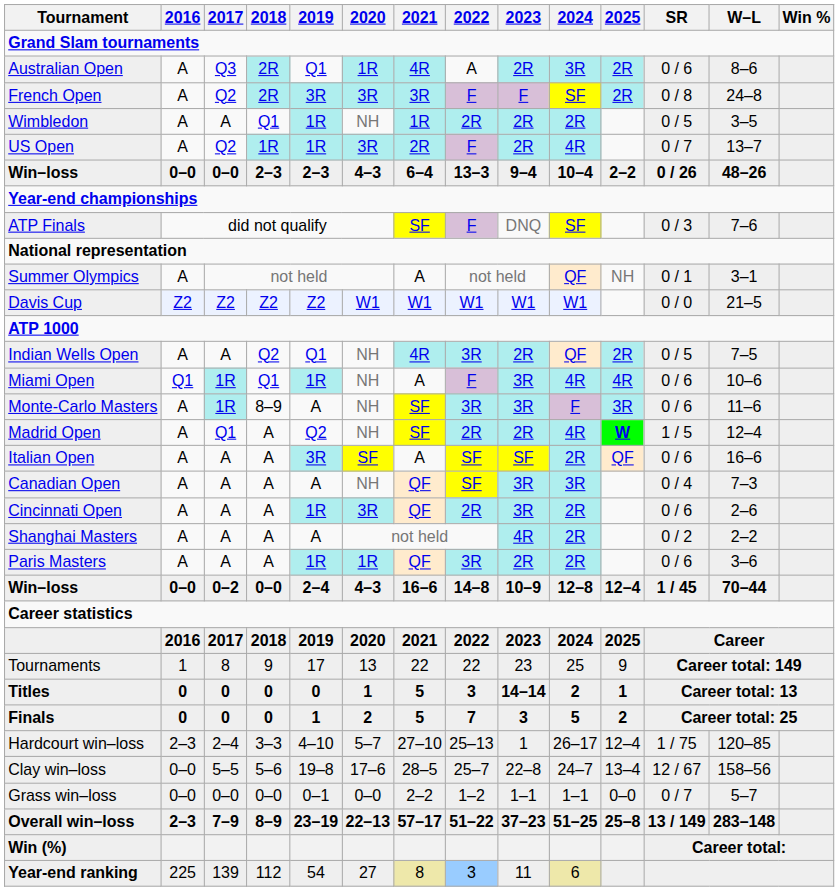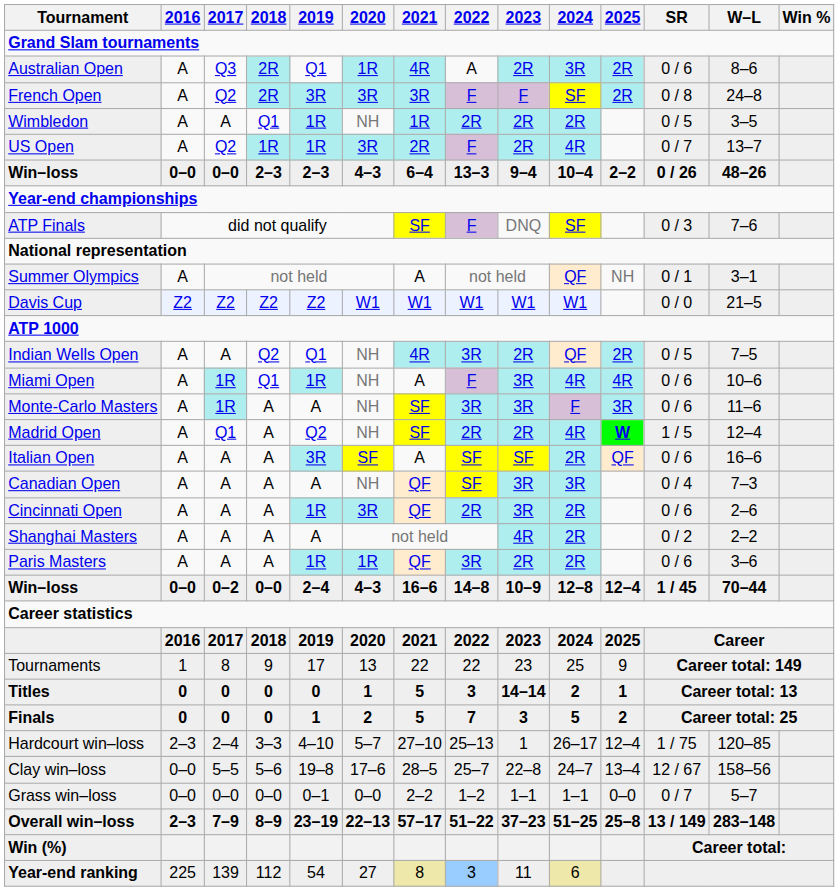(183, 380) Q1 -> (183, 380) A
(269, 406) 8–9 -> (269, 406) A
